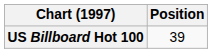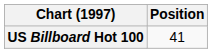(177, 37) 39 -> (177, 37) 41
